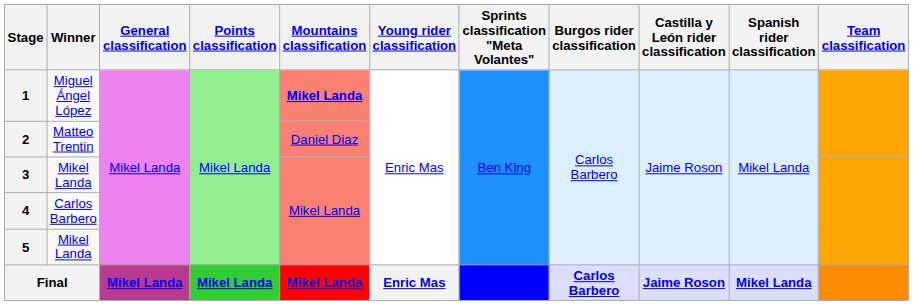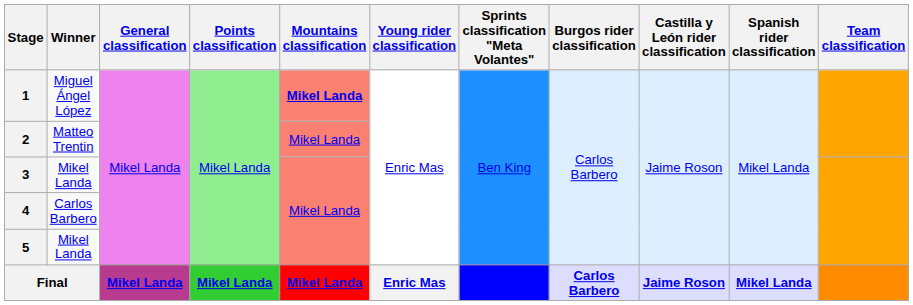(325, 139) Daniel Diaz -> (325, 139) Mikel Landa
